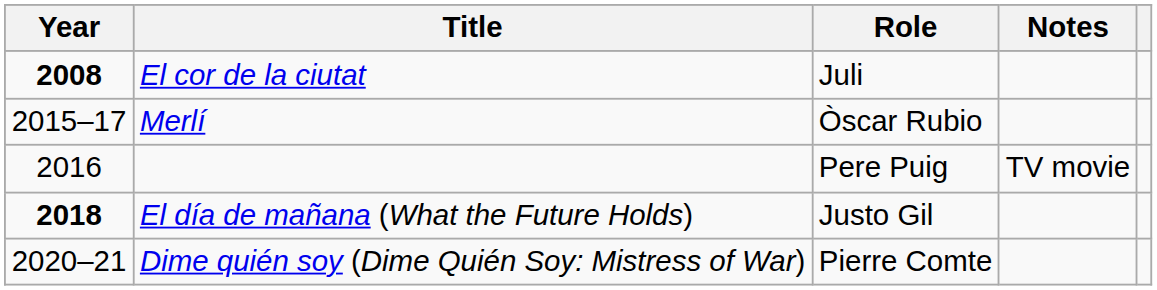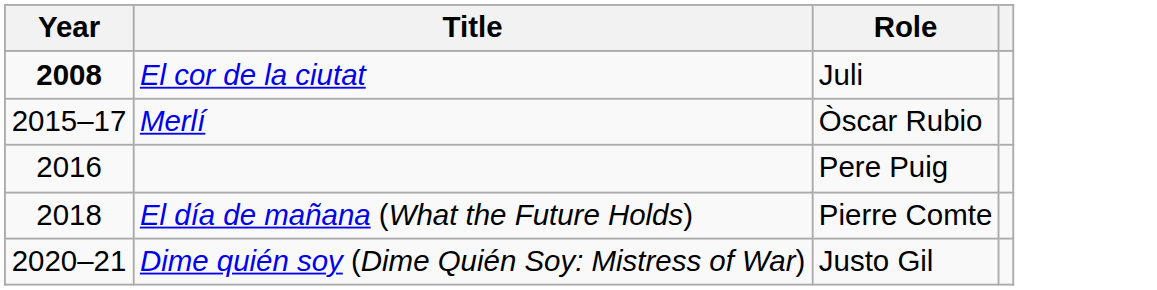- column: (1068, 27)
(69, 214) bold -> (69, 214) normal
(876, 214) Justo Gil -> (906, 214) Pierre Comte
(906, 261) Pierre Comte -> (876, 261) Justo Gil
